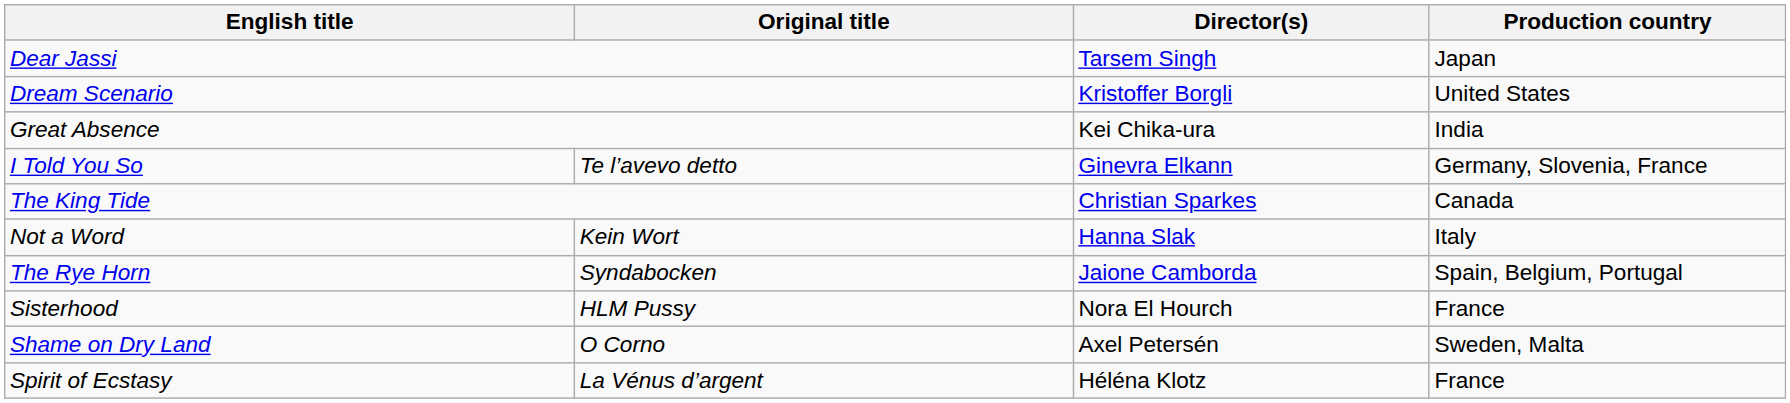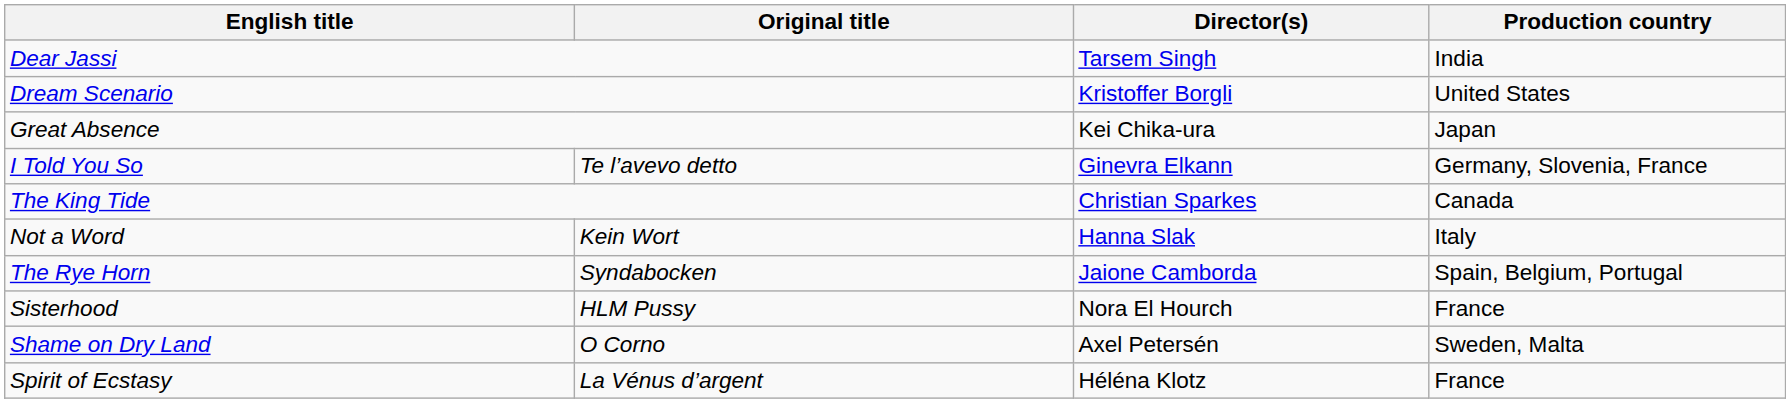(1465, 58) Japan -> (1459, 58) India
(1459, 129) India -> (1465, 129) Japan
